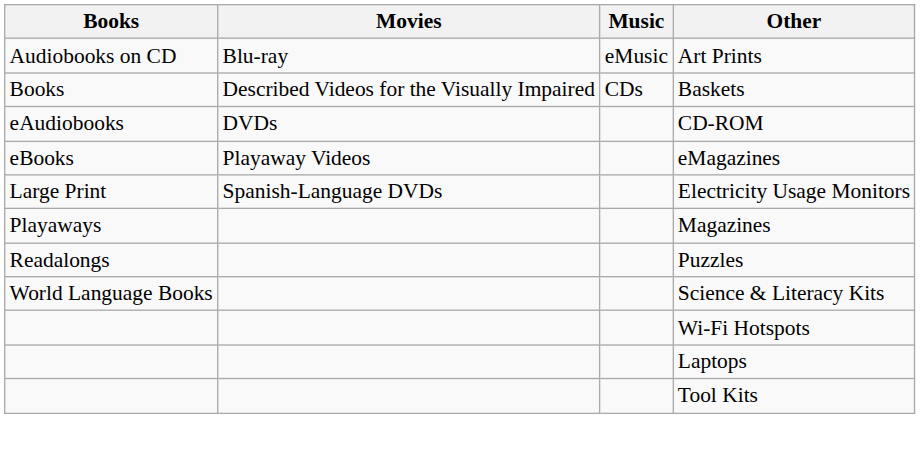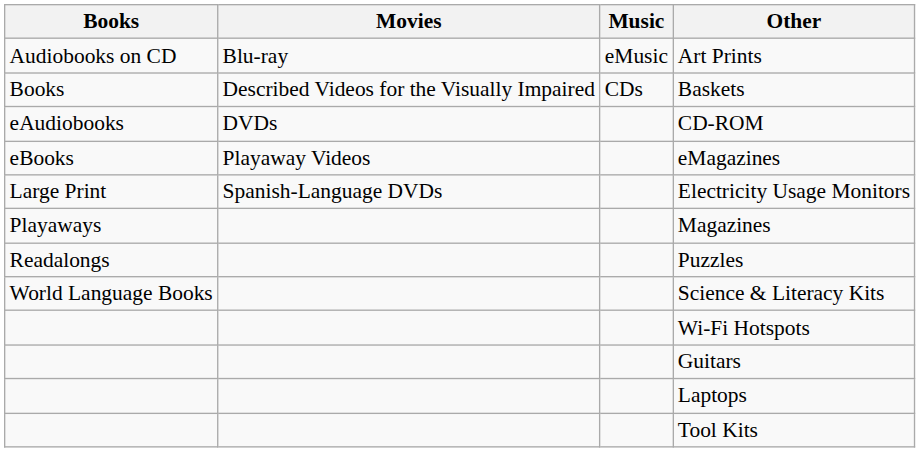+ row: (709, 361)
